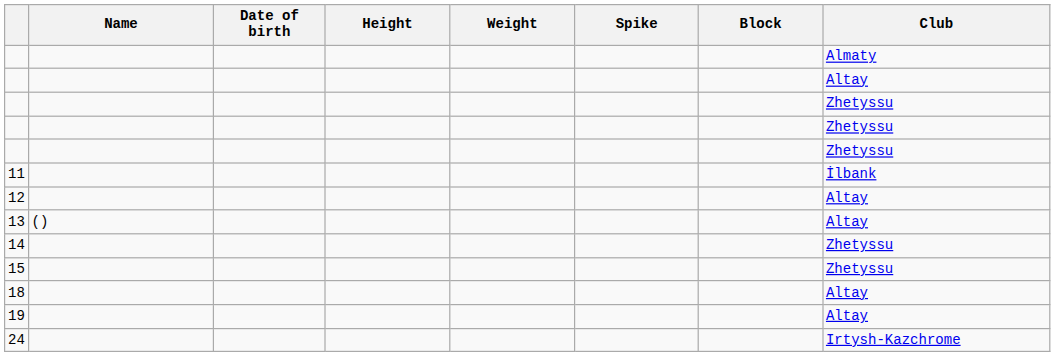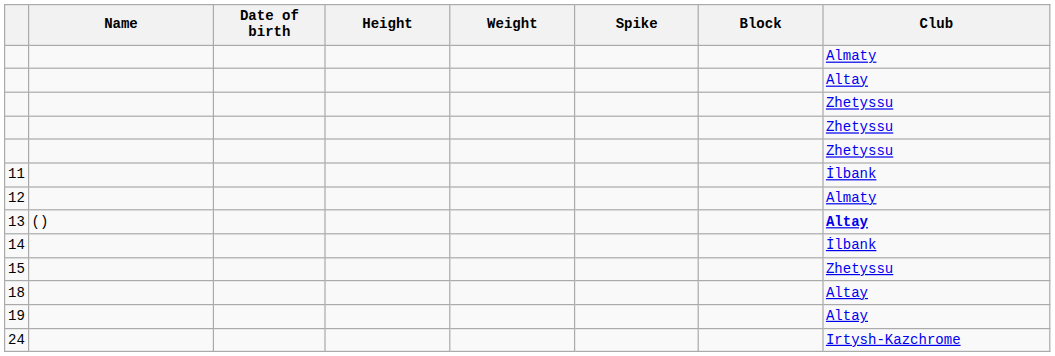(847, 198) Altay -> (851, 198) Almaty
(847, 222) normal -> (847, 222) bold
(860, 245) Zhetyssu -> (851, 245) İlbank
